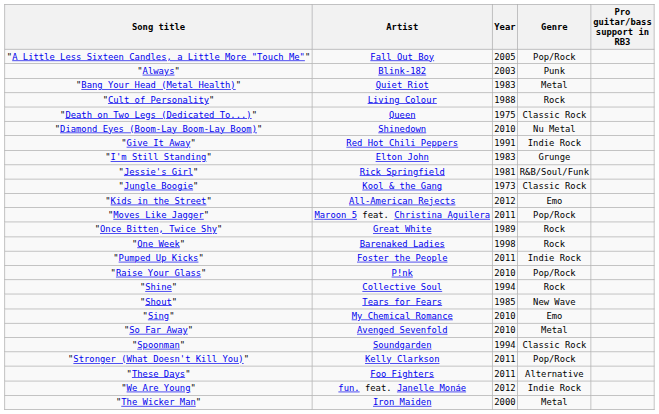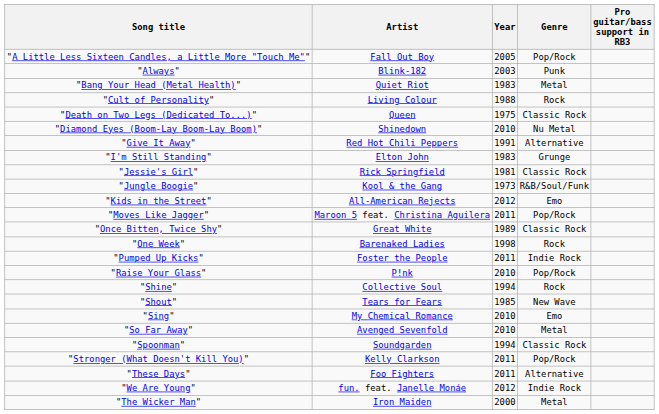(554, 143) Indie Rock -> (554, 143) Alternative
(554, 172) R&B/Soul/Funk -> (554, 172) Classic Rock
(554, 186) Classic Rock -> (554, 186) R&B/Soul/Funk
(554, 229) Rock -> (554, 229) Classic Rock
